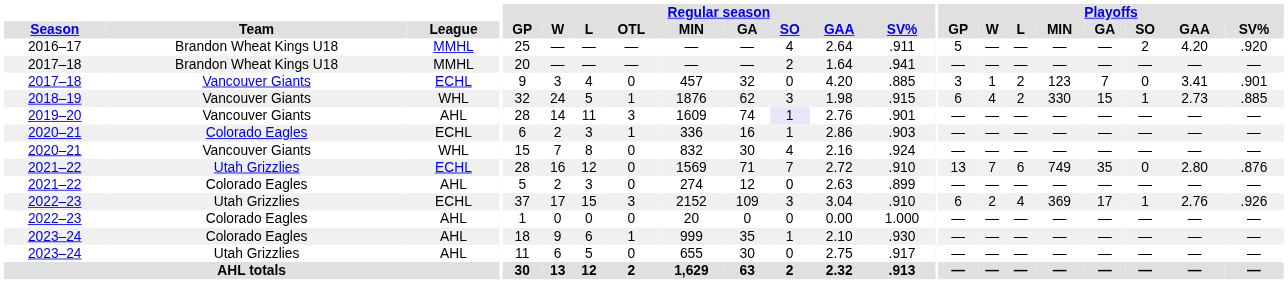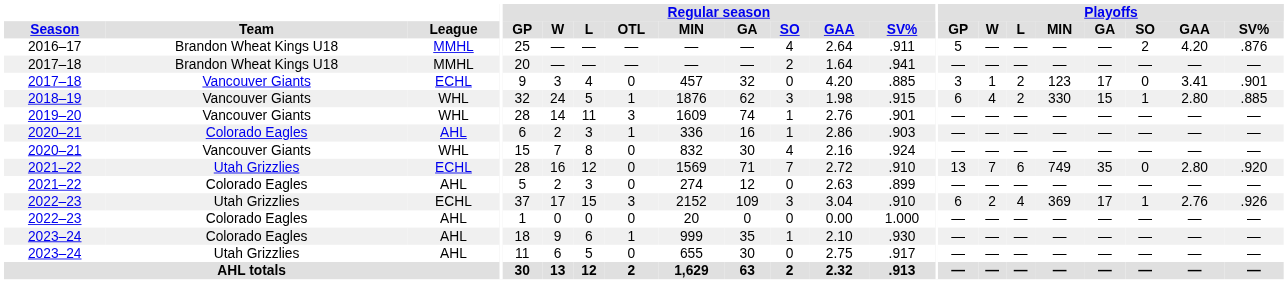(1254, 47) .920 -> (1254, 47) .876
(1105, 81) 7 -> (1105, 81) 17
(1195, 98) 2.73 -> (1195, 98) 2.80
(453, 115) AHL -> (453, 115) WHL
(790, 115) lavender background -> (790, 115) no background
(453, 133) ECHL -> (453, 133) AHL
(1254, 167) .876 -> (1254, 167) .920
